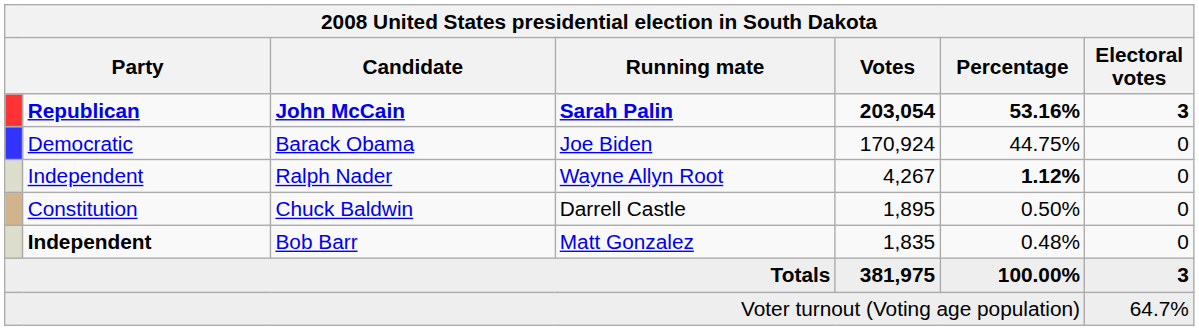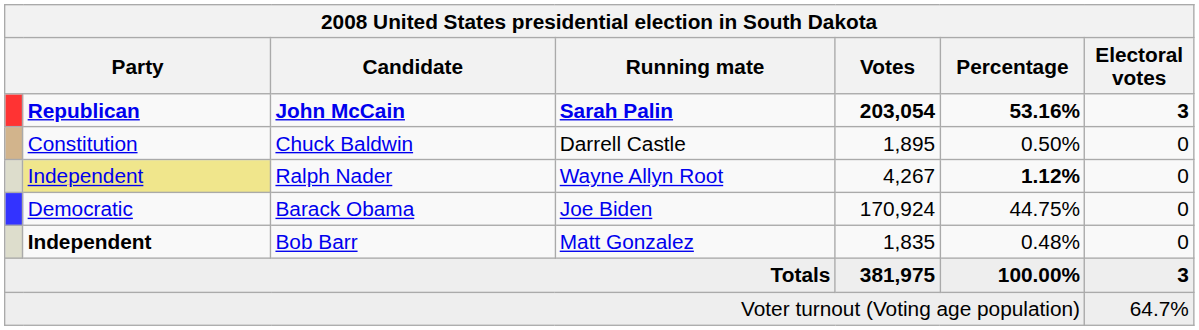rows swapped: (345, 144) <-> (344, 209)
(86, 177) no background -> (86, 177) khaki background
